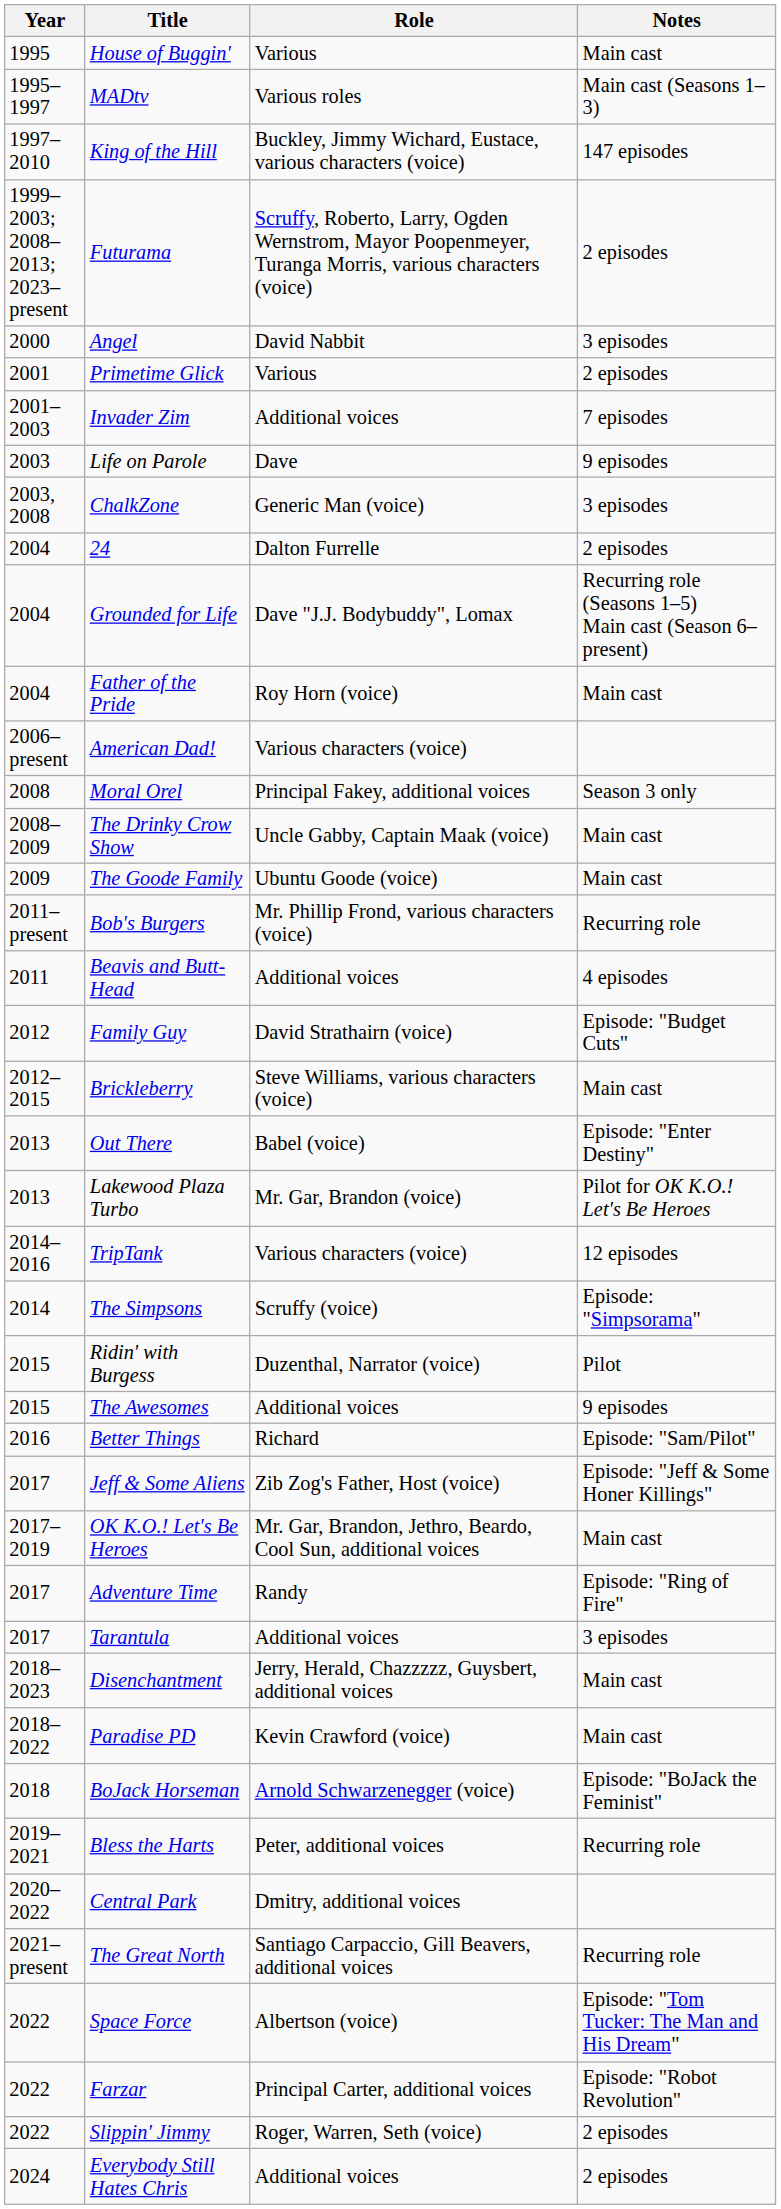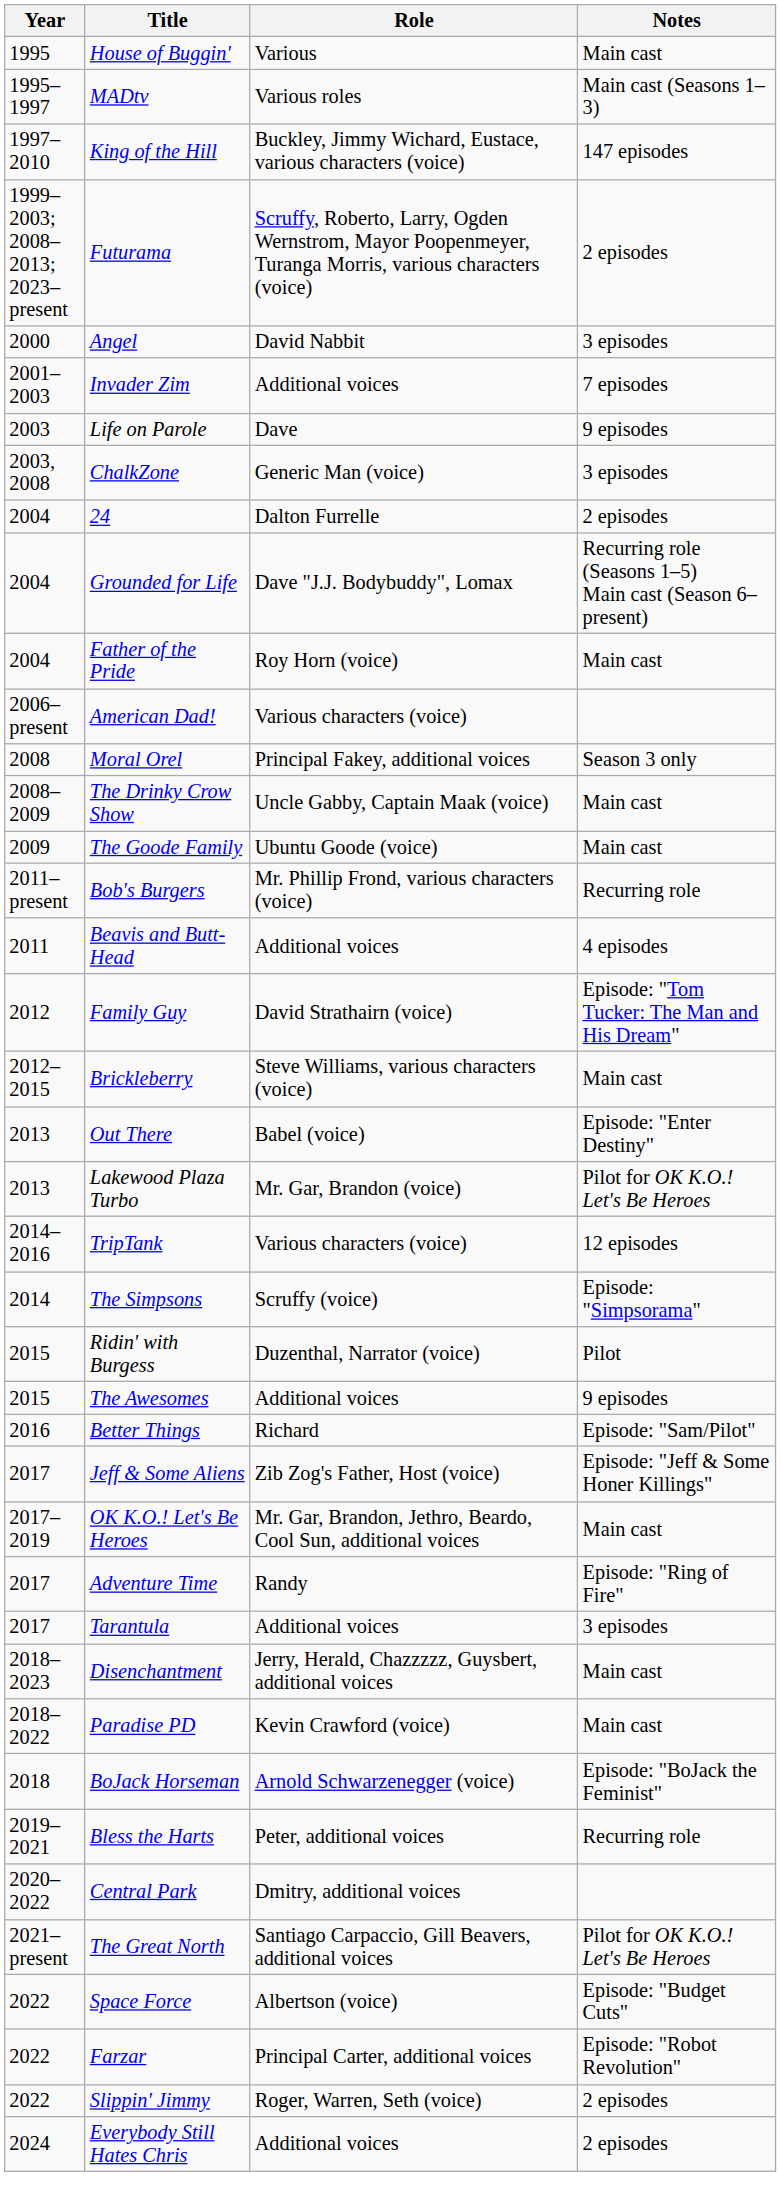- row: (157, 373)
(654, 1032) Episode: "Budget Cuts" -> (670, 1012) Episode: "Tom Tucker: The Man and His Dream"
(642, 1955) Recurring role -> (658, 1946) Pilot for OK K.O.! Let's Be Heroes
(670, 2022) Episode: "Tom Tucker: The Man and His Dream" -> (654, 2001) Episode: "Budget Cuts"
